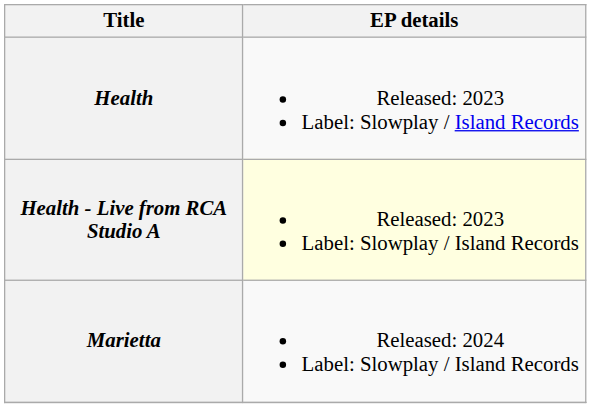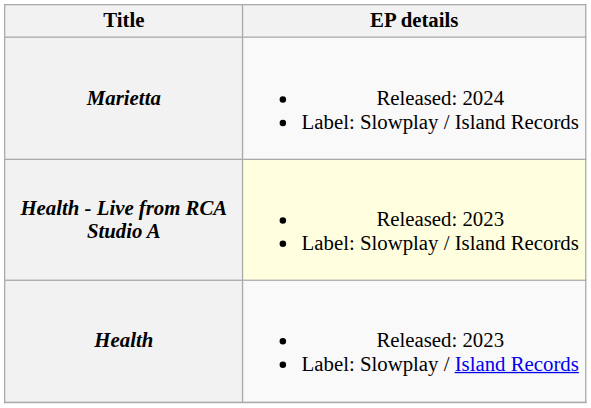rows swapped: (124, 98) <-> (124, 340)
